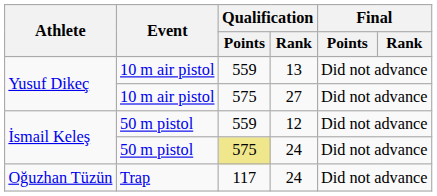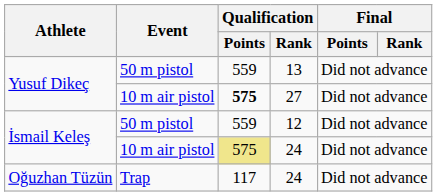(167, 70) 10 m air pistol -> (157, 70) 50 m pistol
(244, 97) normal -> (244, 97) bold
(157, 151) 50 m pistol -> (167, 151) 10 m air pistol
